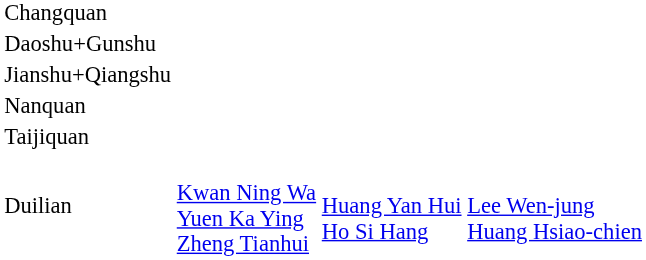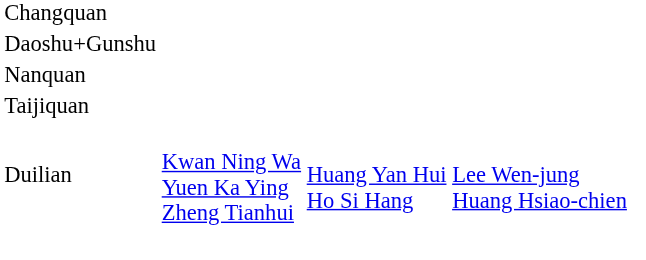- row: (88, 74)
